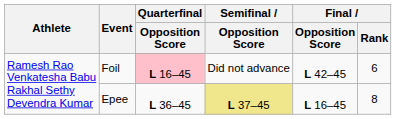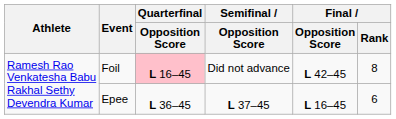(374, 69) 6 -> (374, 69) 8
(249, 106) khaki background -> (249, 106) no background
(374, 99) 8 -> (374, 99) 6
